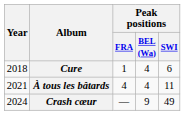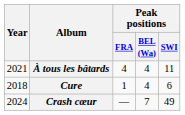rows swapped: (71, 69) <-> (71, 85)
(147, 102) 9 -> (147, 102) 7
